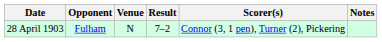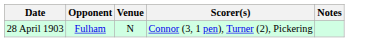- column: (162, 12)
